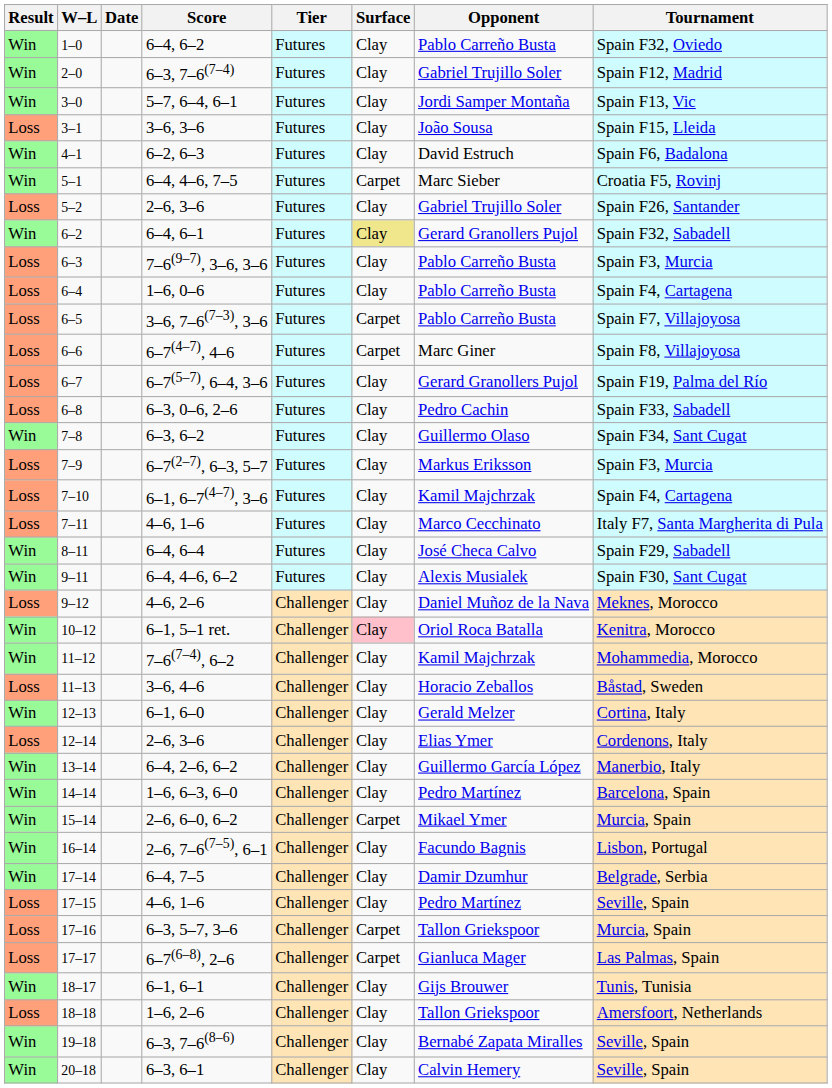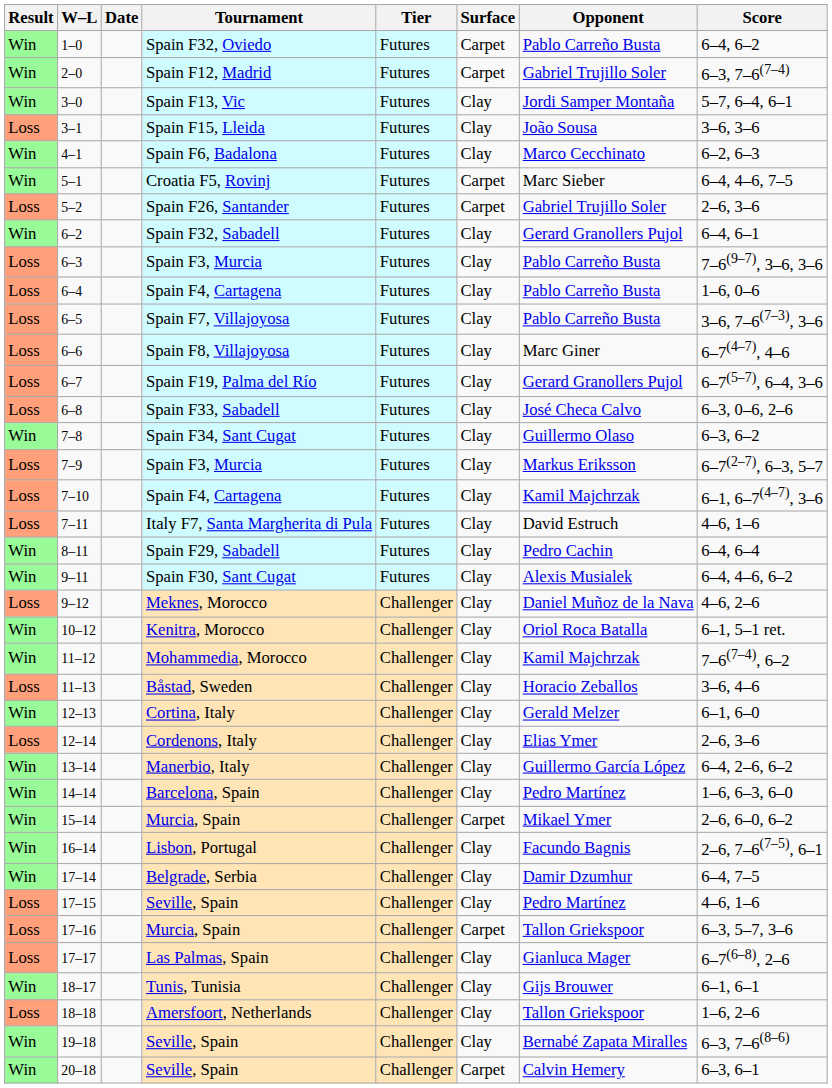columns swapped: (710, 17) <-> (207, 17)
(372, 44) Clay -> (483, 44) Carpet
(372, 72) Clay -> (483, 72) Carpet
(466, 154) David Estruch -> (584, 154) Marco Cecchinato
(372, 206) Clay -> (483, 206) Carpet
(372, 233) khaki background -> (476, 233) no background
(378, 319) Carpet -> (476, 319) Clay
(378, 350) Carpet -> (476, 350) Clay
(463, 409) Pedro Cachin -> (582, 409) José Checa Calvo
(479, 524) Marco Cecchinato -> (571, 524) David Estruch
(477, 550) José Checa Calvo -> (568, 550) Pedro Cachin
(372, 629) pink background -> (476, 629) no background
(378, 957) Carpet -> (476, 957) Clay
(372, 1070) Clay -> (483, 1070) Carpet
